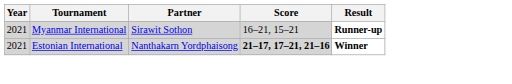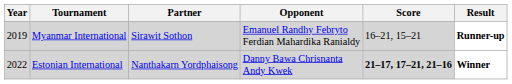+ column: (301, 13)
(17, 30) 2021 -> (17, 36) 2019
(17, 47) 2021 -> (17, 65) 2022
